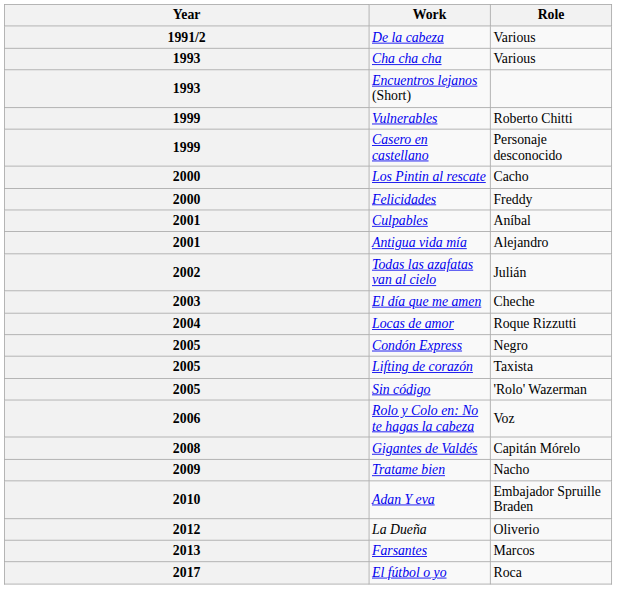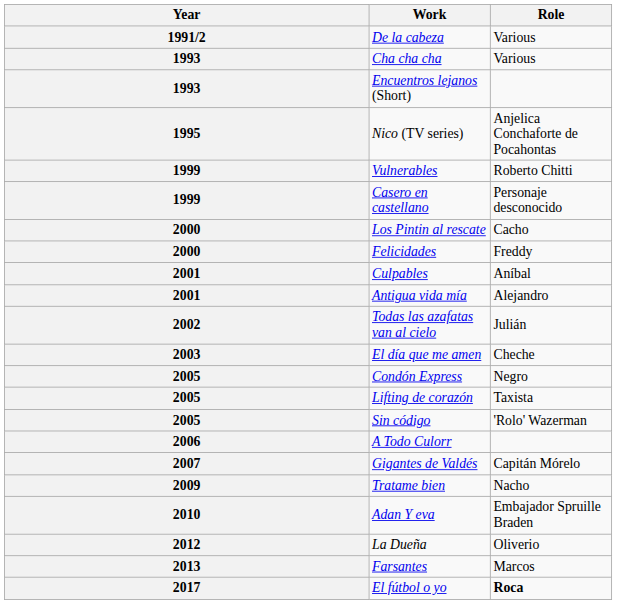+ row: (418, 133)
- row: (413, 323)
- row: (425, 418)
+ row: (412, 441)
(187, 448) 2008 -> (187, 463) 2007
(508, 572) normal -> (508, 588) bold
